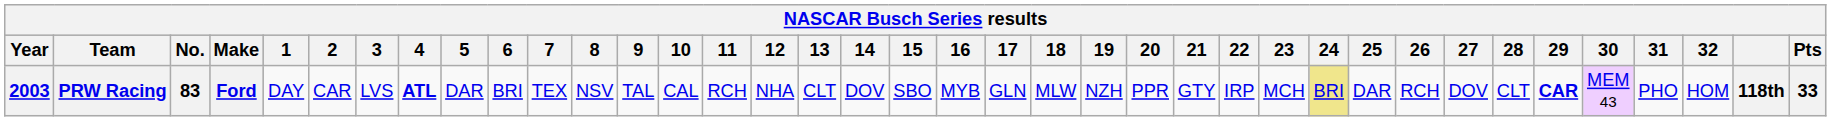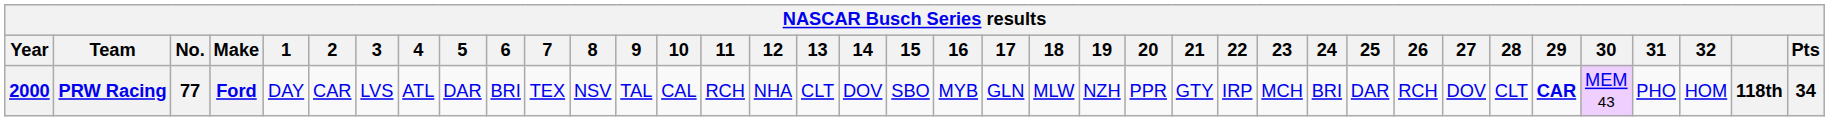(29, 91) 2003 -> (29, 91) 2000
(190, 91) 83 -> (190, 91) 77
(419, 91) bold -> (418, 91) normal
(1329, 91) khaki background -> (1327, 91) no background
(1808, 91) 33 -> (1806, 91) 34
